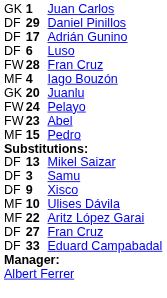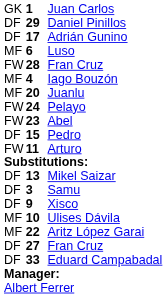(12, 51) DF -> (13, 51) MF
(13, 92) GK -> (13, 92) MF
(13, 134) MF -> (12, 134) DF
+ row: (32, 148)
